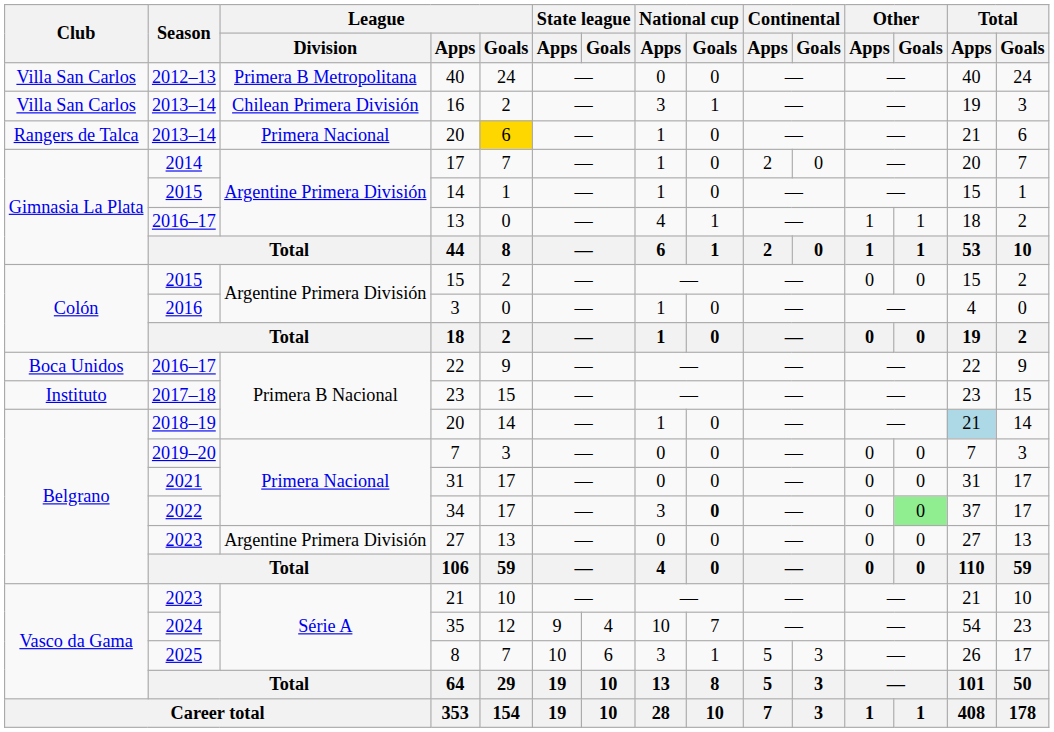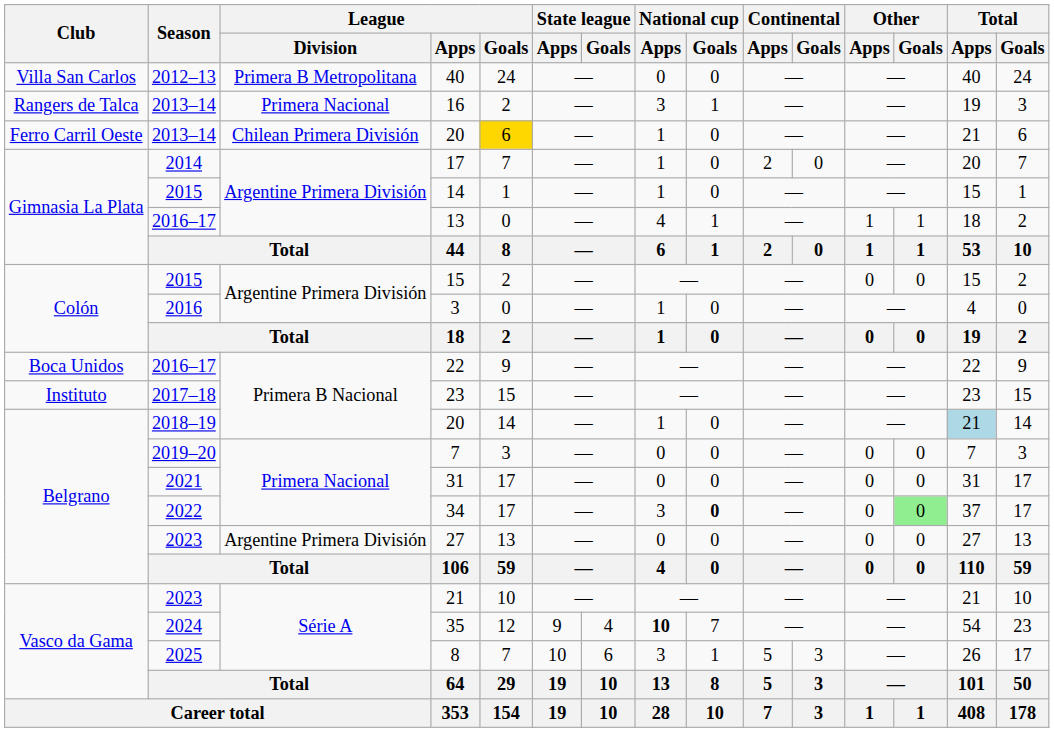(76, 105) Villa San Carlos -> (76, 105) Rangers de Talca
(325, 105) Chilean Primera División -> (325, 105) Primera Nacional
(76, 134) Rangers de Talca -> (76, 134) Ferro Carril Oeste
(325, 134) Primera Nacional -> (325, 134) Chilean Primera División
(661, 626) normal -> (661, 626) bold
